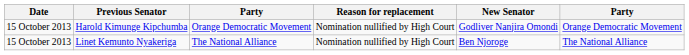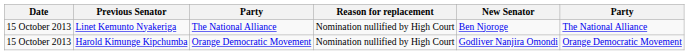rows swapped: (126, 42) <-> (131, 27)
